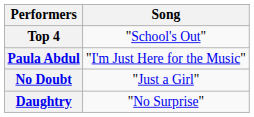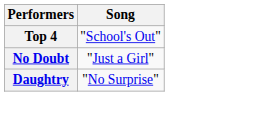- row: (44, 58)
